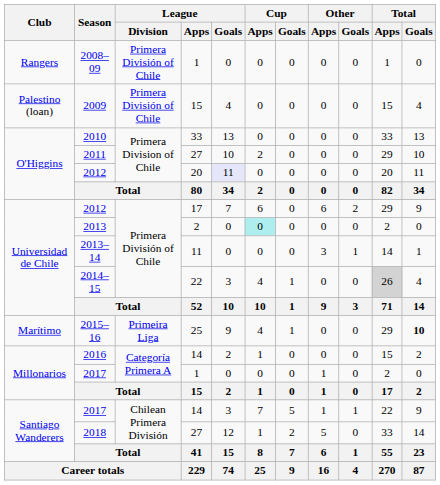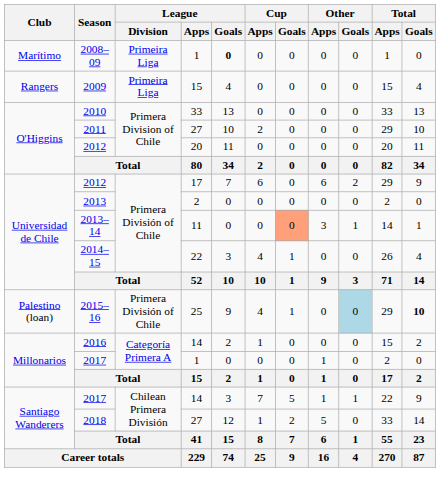(39, 62) Rangers -> (39, 55) Marítimo
(148, 62) Primera División of Chile -> (148, 55) Primeira Liga
(228, 62) normal -> (228, 55) bold
(39, 105) Palestino (loan) -> (39, 86) Rangers
(148, 105) Primera División of Chile -> (148, 86) Primeira Liga
(228, 172) lavender background -> (228, 147) no background
(260, 226) paleturquoise background -> (260, 201) no background
(292, 251) no background -> (292, 225) lightsalmon background
(387, 281) lightgrey background -> (387, 256) no background
(39, 330) Marítimo -> (39, 311) Palestino (loan)
(148, 330) Primeira Liga -> (148, 311) Primera División of Chile
(355, 330) no background -> (355, 311) lightblue background
